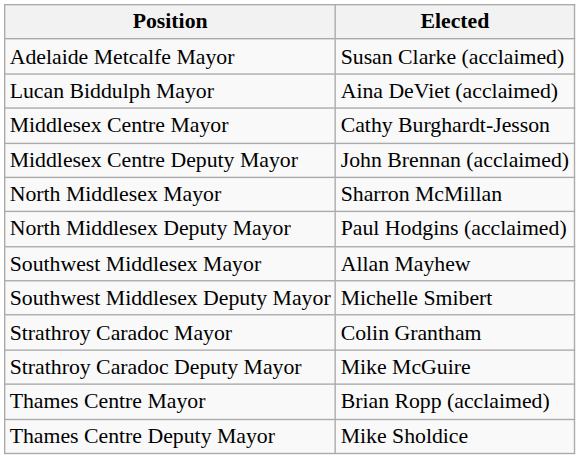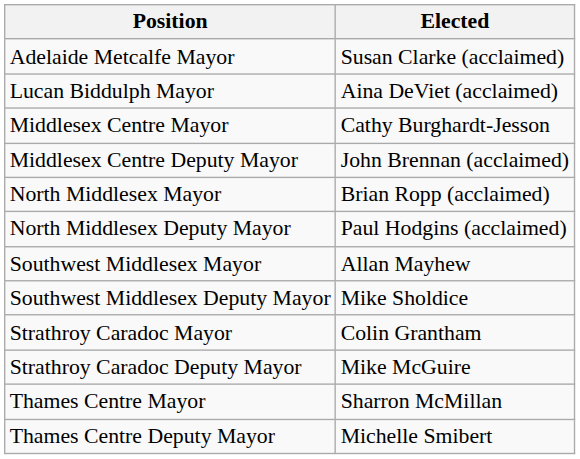(421, 194) Sharron McMillan -> (445, 194) Brian Ropp (acclaimed)
(417, 297) Michelle Smibert -> (404, 297) Mike Sholdice
(445, 401) Brian Ropp (acclaimed) -> (421, 401) Sharron McMillan
(404, 435) Mike Sholdice -> (417, 435) Michelle Smibert
